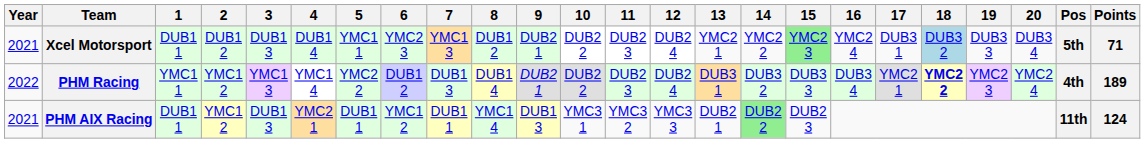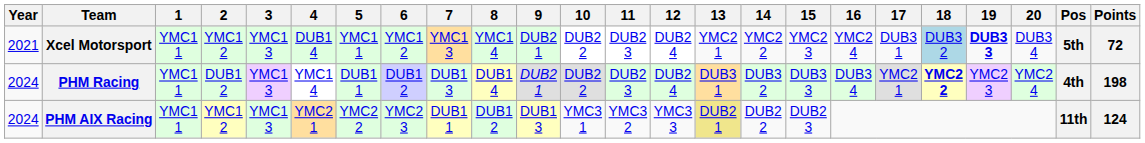(178, 45) DUB1 1 -> (178, 45) YMC1 1
(223, 45) DUB1 2 -> (224, 45) YMC1 2
(269, 45) DUB1 3 -> (269, 45) YMC1 3
(404, 45) YMC2 3 -> (404, 45) YMC1 2
(494, 45) DUB1 2 -> (494, 45) YMC1 4
(808, 45) lightgreen background -> (808, 45) no background
(989, 45) normal -> (989, 45) bold
(1115, 45) 71 -> (1115, 45) 72
(23, 82) 2022 -> (23, 82) 2024
(224, 82) YMC1 2 -> (223, 82) DUB1 2
(359, 82) YMC2 2 -> (359, 82) DUB1 1
(1115, 82) 189 -> (1115, 82) 198
(23, 119) 2021 -> (23, 119) 2024
(178, 119) DUB1 1 -> (178, 119) YMC1 1
(269, 119) DUB1 3 -> (269, 119) YMC1 3
(359, 119) DUB1 1 -> (359, 119) YMC2 2
(404, 119) YMC1 2 -> (404, 119) YMC2 3
(494, 119) YMC1 4 -> (494, 119) DUB1 2
(718, 119) no background -> (718, 119) khaki background
(763, 119) lightgreen background -> (763, 119) no background
